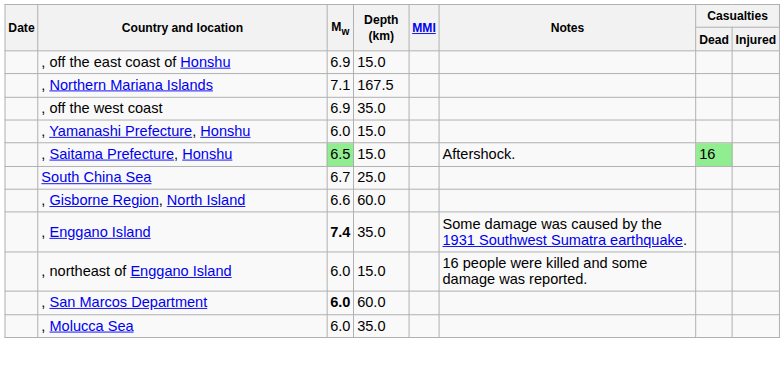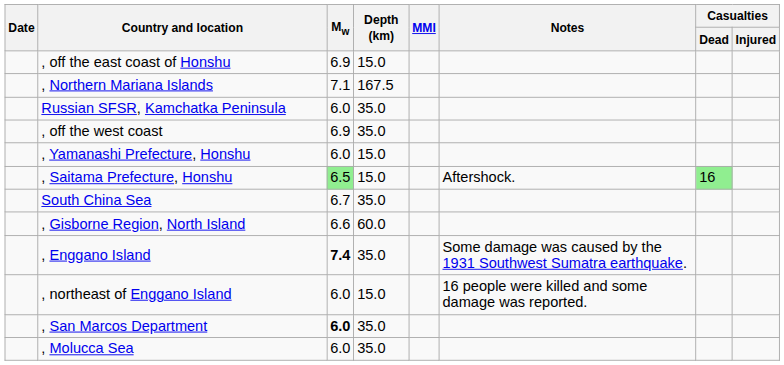+ row: (164, 108)
(371, 177) 25.0 -> (371, 200) 35.0
(371, 302) 60.0 -> (371, 325) 35.0
